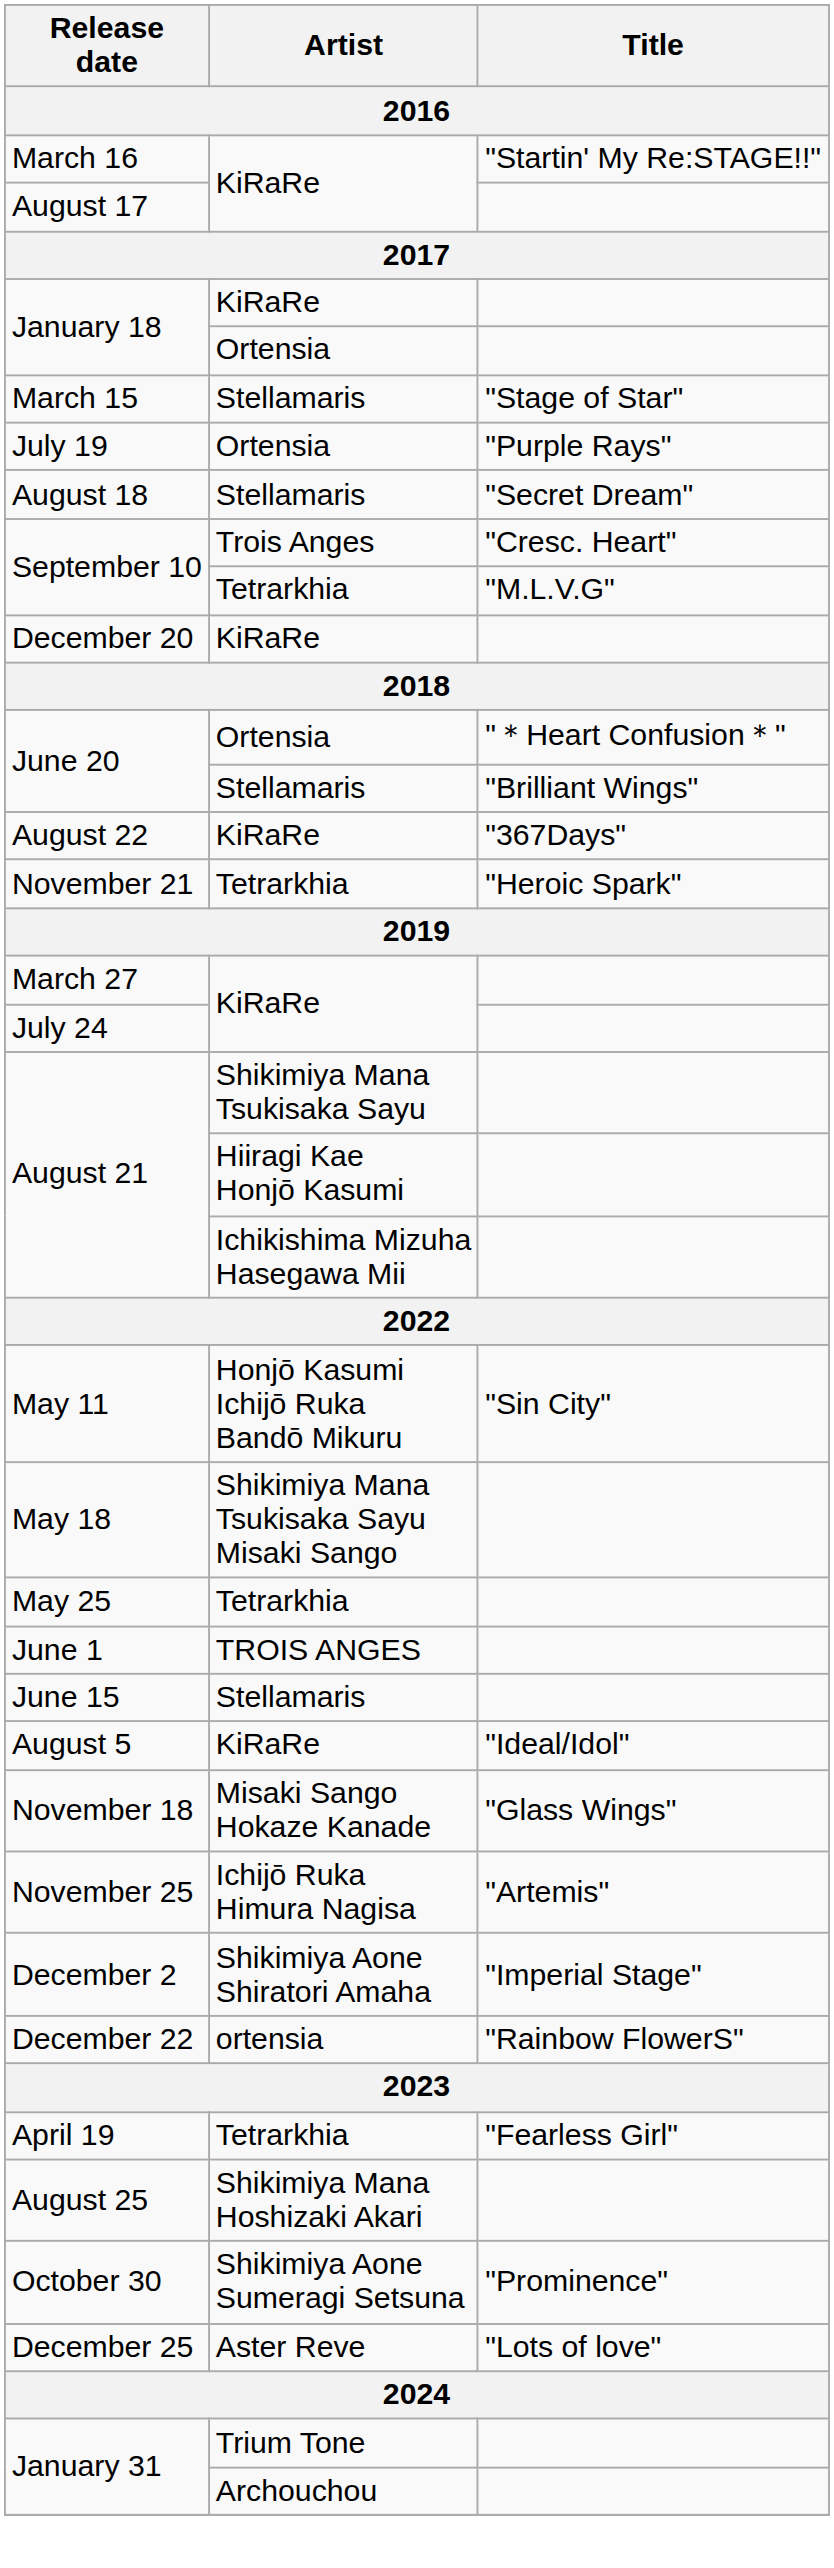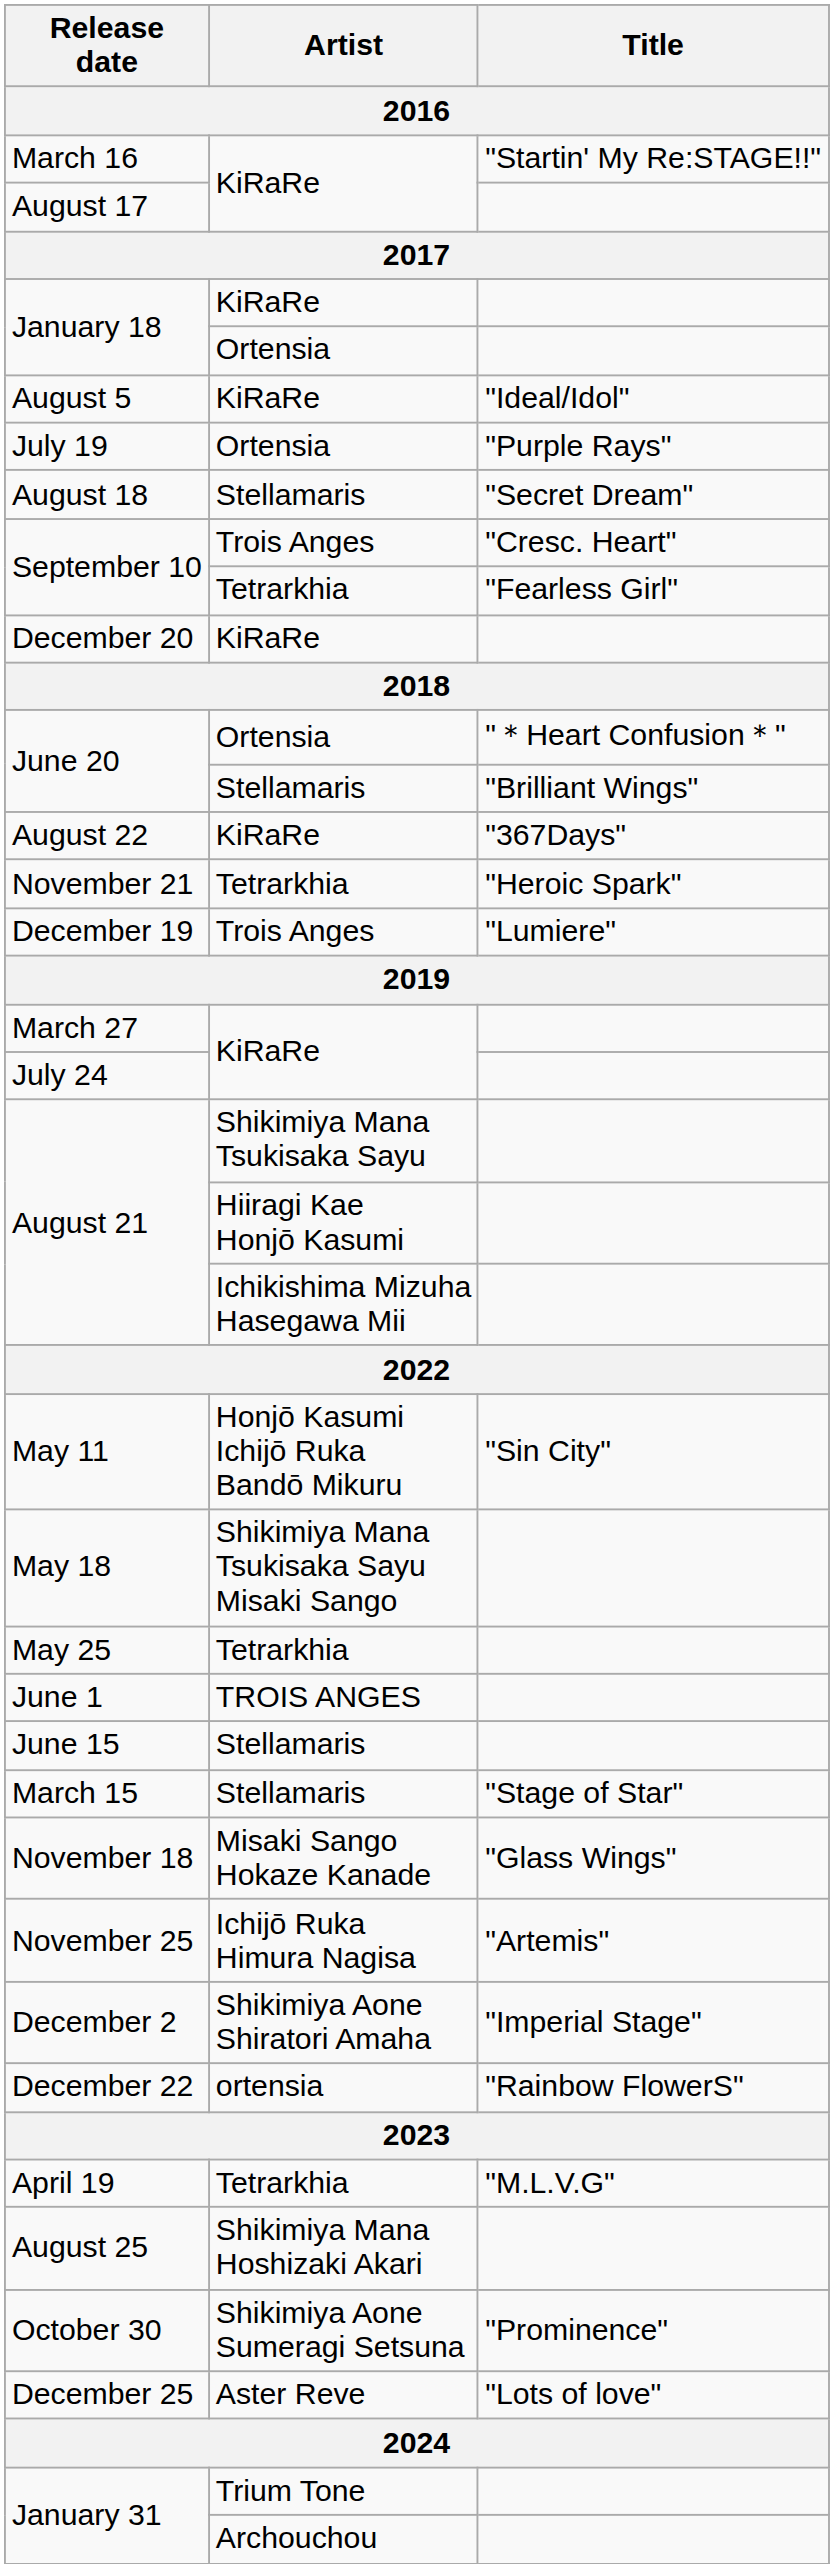rows swapped: (75, 398) <-> (72, 1745)
(550, 590) "M.L.V.G" -> (582, 590) "Fearless Girl"
+ row: (103, 931)
(582, 2134) "Fearless Girl" -> (550, 2182) "M.L.V.G"
